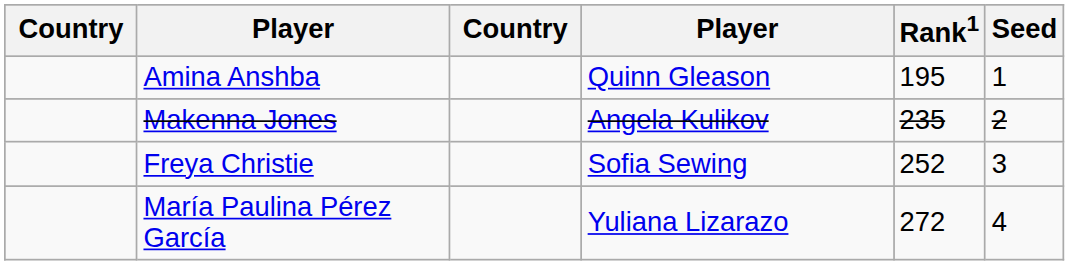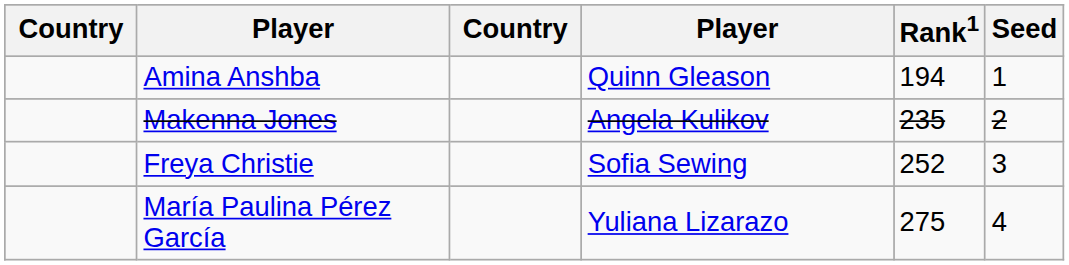(922, 76) 195 -> (922, 76) 194
(922, 222) 272 -> (922, 222) 275
